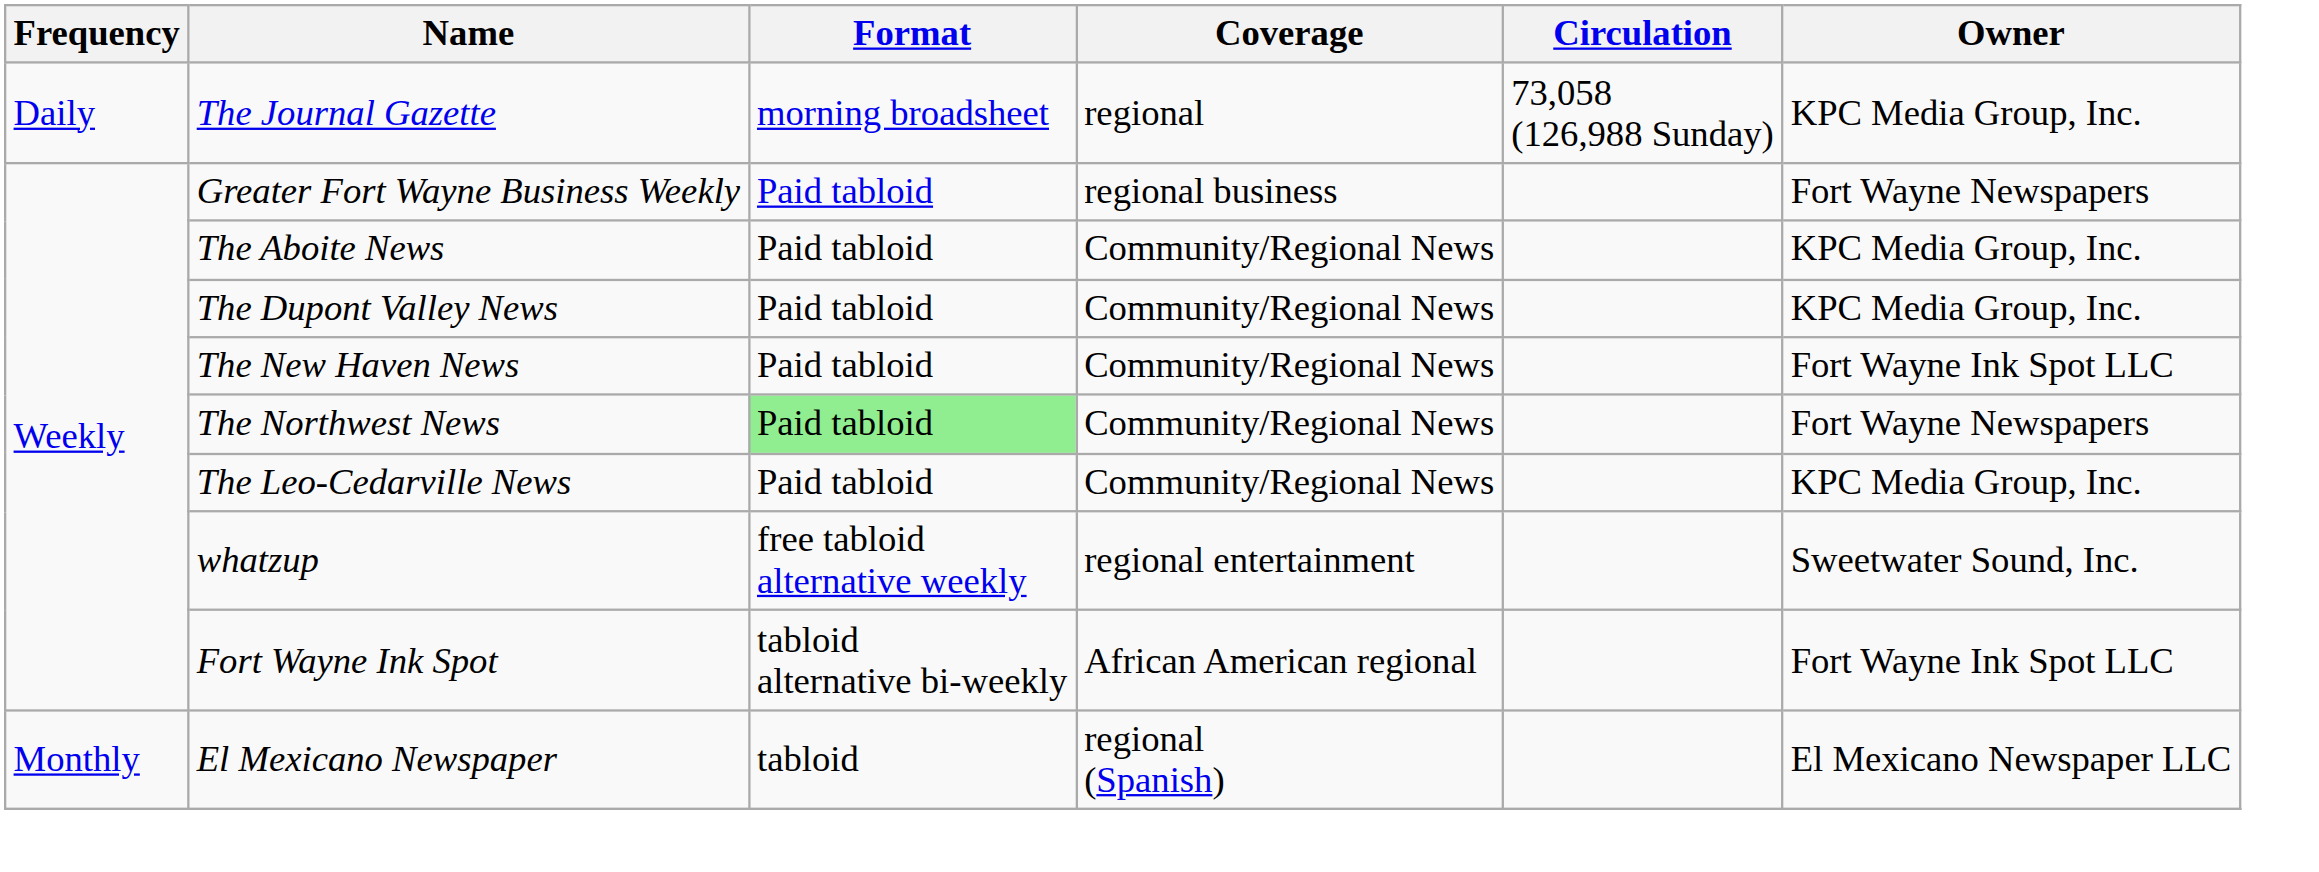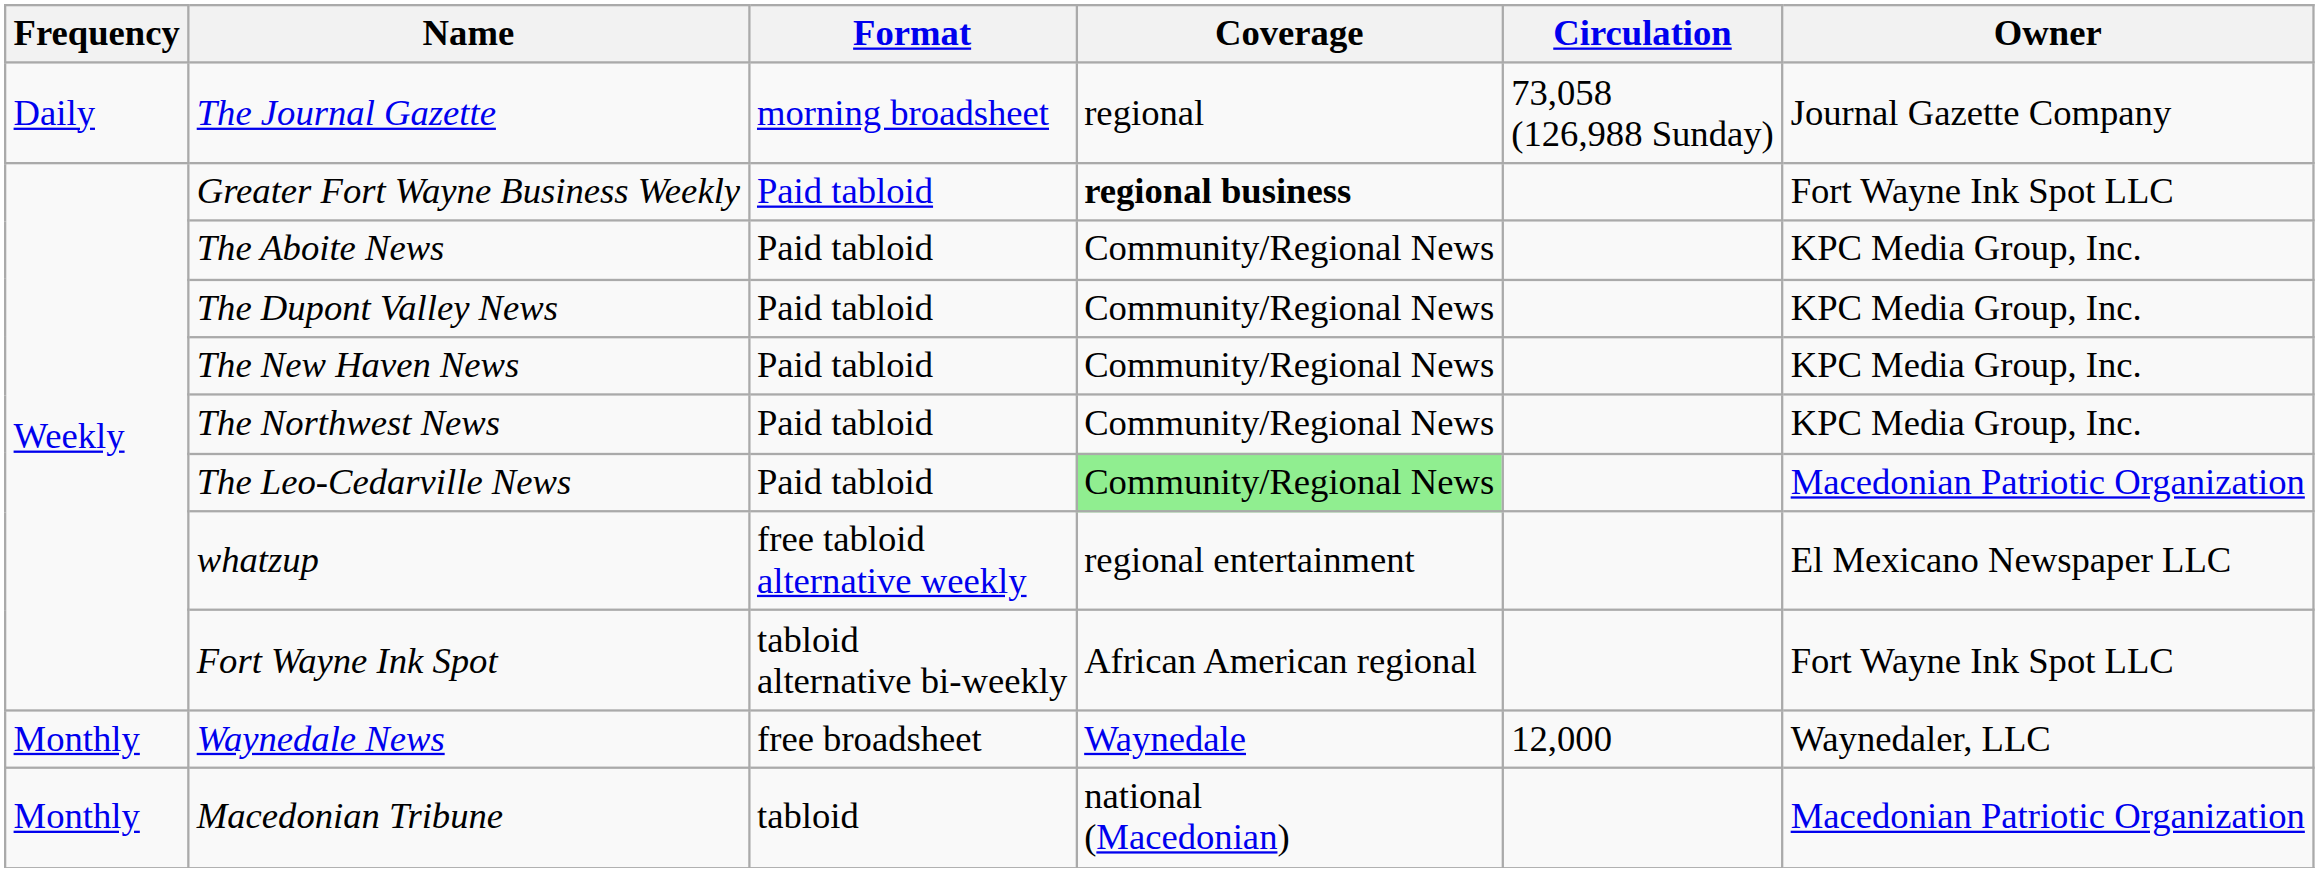(1966, 112) KPC Media Group, Inc. -> (1981, 112) Journal Gazette Company
(1211, 190) normal -> (1218, 190) bold
(1970, 190) Fort Wayne Newspapers -> (1982, 190) Fort Wayne Ink Spot LLC
(1982, 365) Fort Wayne Ink Spot LLC -> (1966, 365) KPC Media Group, Inc.
(845, 423) lightgreen background -> (845, 423) no background
(1970, 423) Fort Wayne Newspapers -> (1966, 423) KPC Media Group, Inc.
(1289, 481) no background -> (1289, 481) lightgreen background
(1966, 481) KPC Media Group, Inc. -> (2048, 481) Macedonian Patriotic Organization
(1965, 560) Sweetwater Sound, Inc. -> (2011, 560) El Mexicano Newspaper LLC
+ row: (321, 738)
+ row: (350, 817)
- row: (377, 758)
